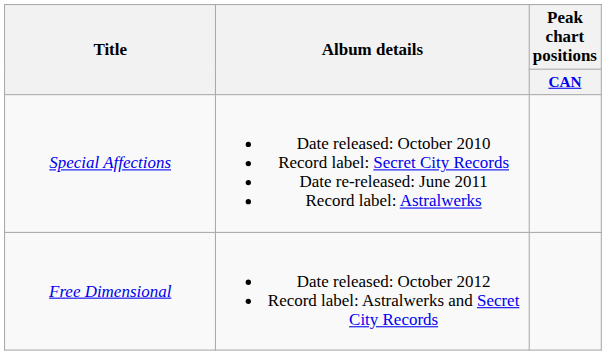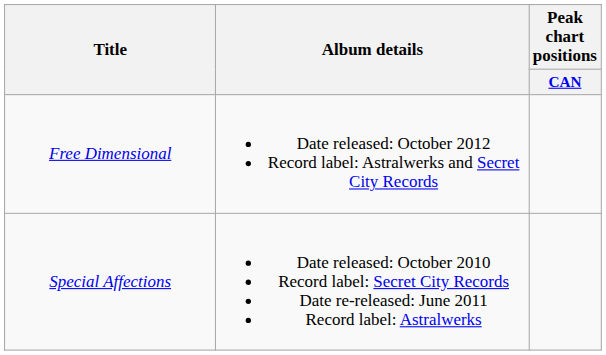rows swapped: (110, 163) <-> (110, 290)
